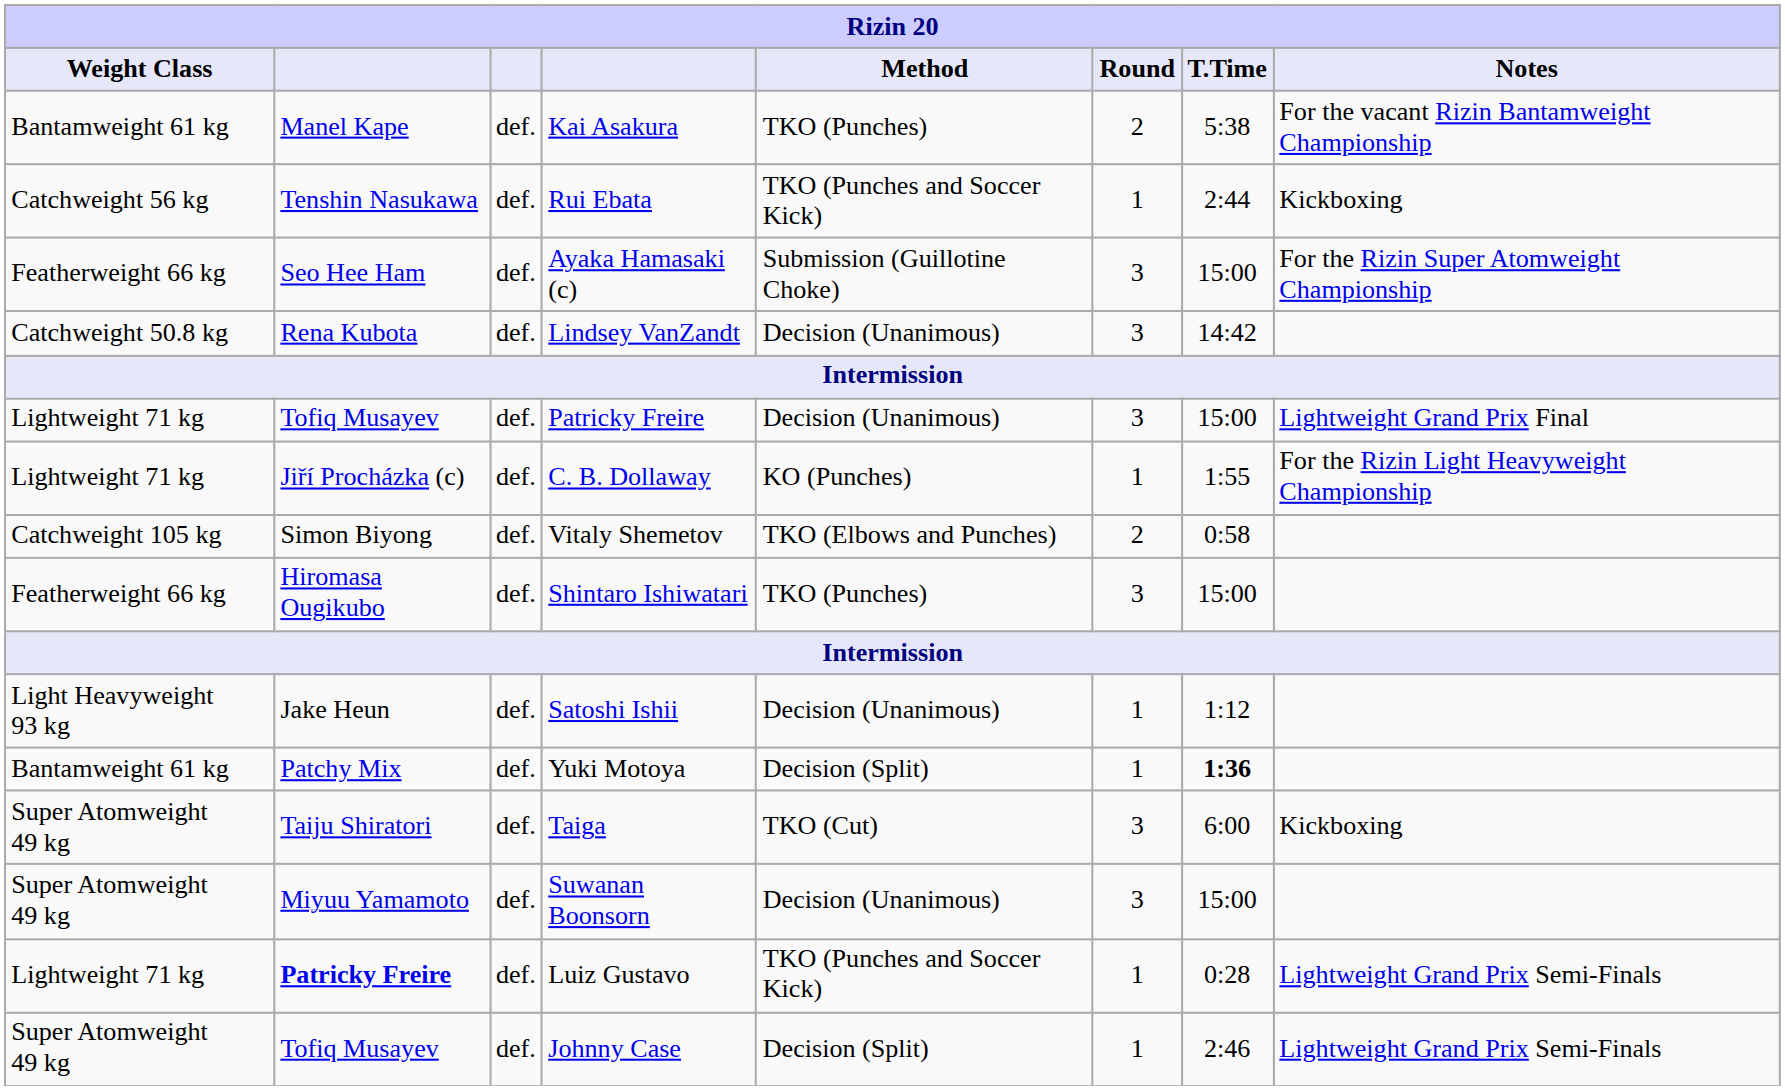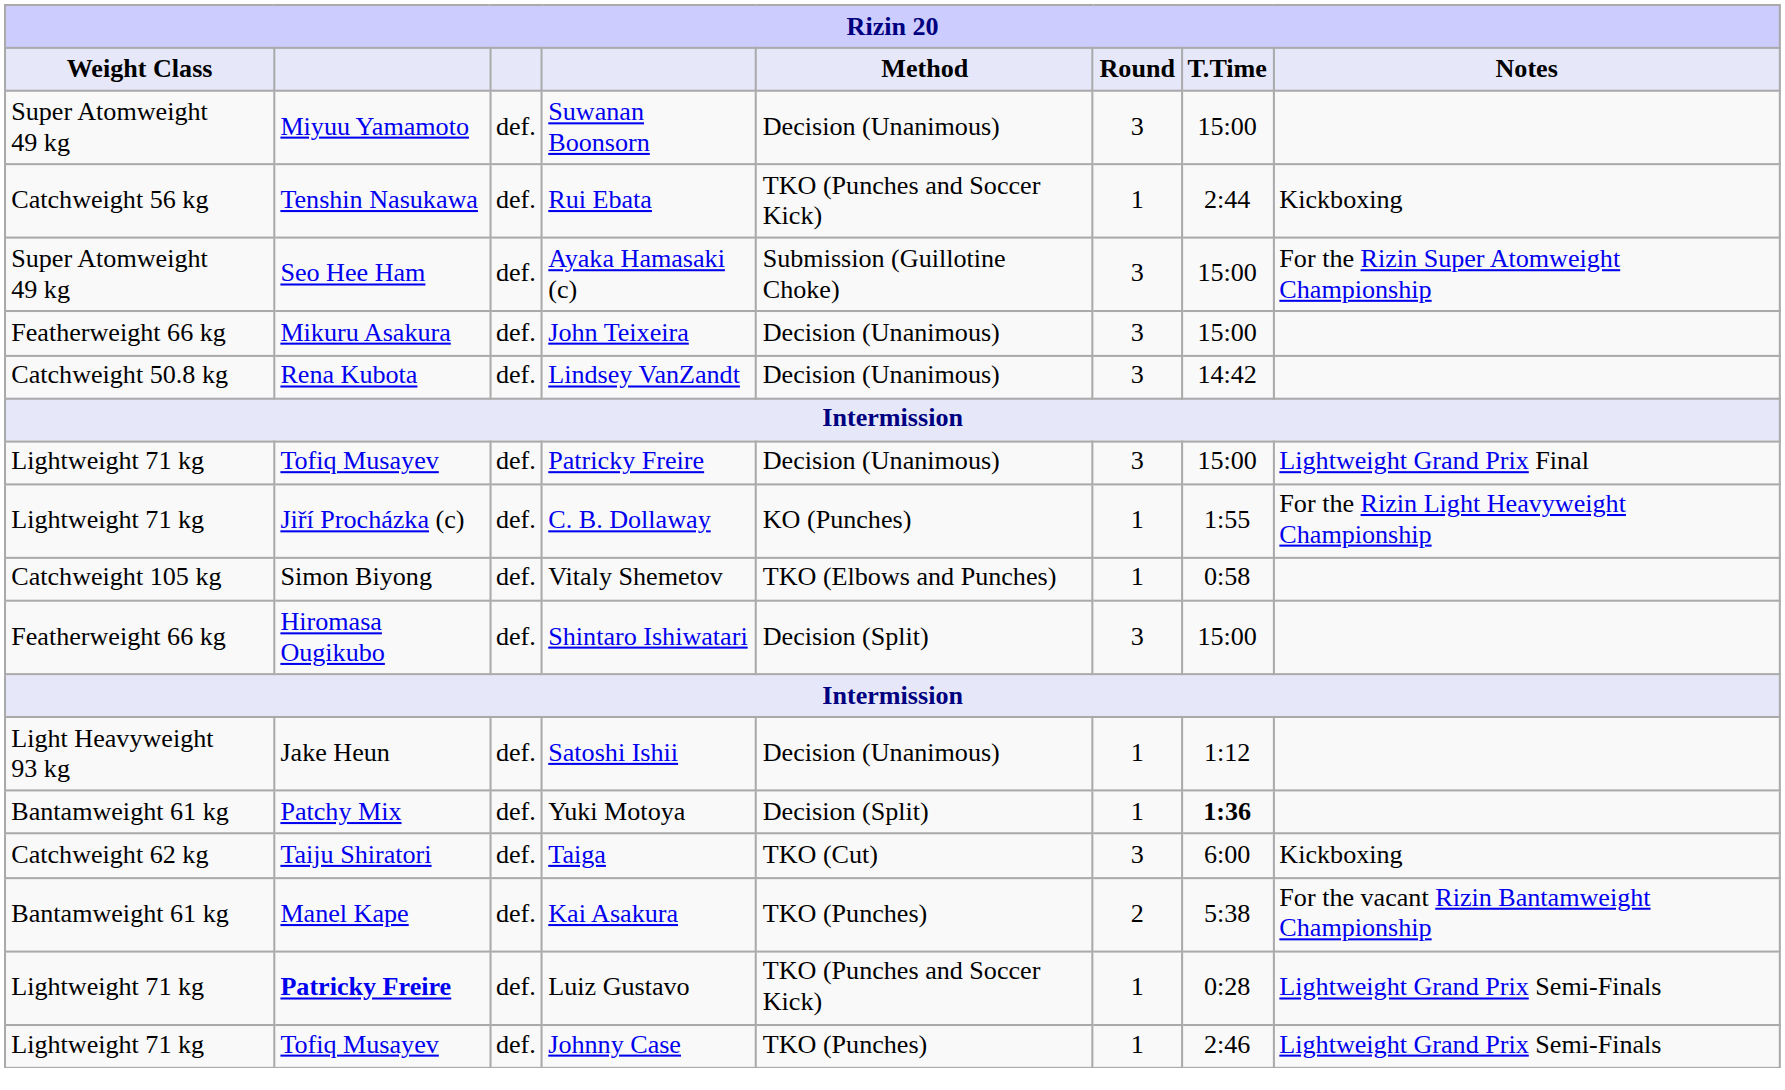rows swapped: (613, 127) <-> (599, 900)
(119, 274) Featherweight 66 kg -> (109, 274) Super Atomweight 49 kg
+ row: (619, 332)
(1137, 535) 2 -> (1137, 578) 1
(845, 593) TKO (Punches) -> (846, 636) Decision (Split)
(109, 827) Super Atomweight 49 kg -> (110, 854) Catchweight 62 kg
(109, 1048) Super Atomweight 49 kg -> (108, 1045) Lightweight 71 kg
(846, 1048) Decision (Split) -> (845, 1045) TKO (Punches)
